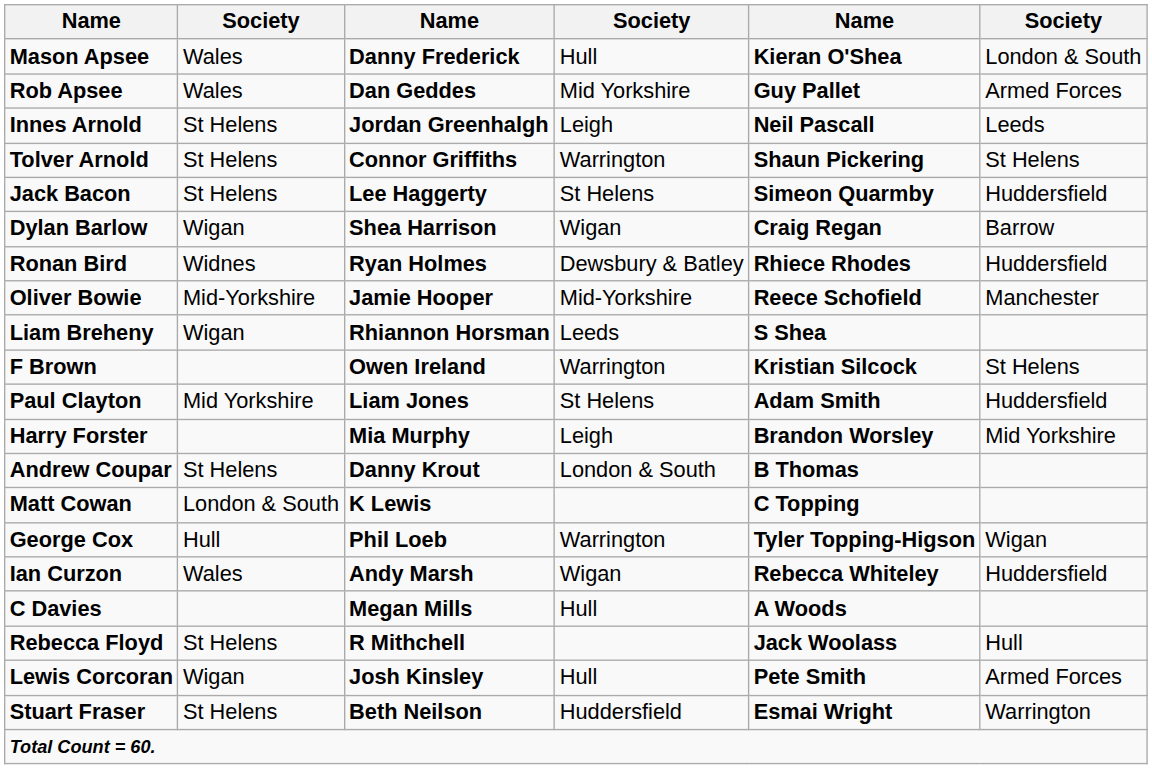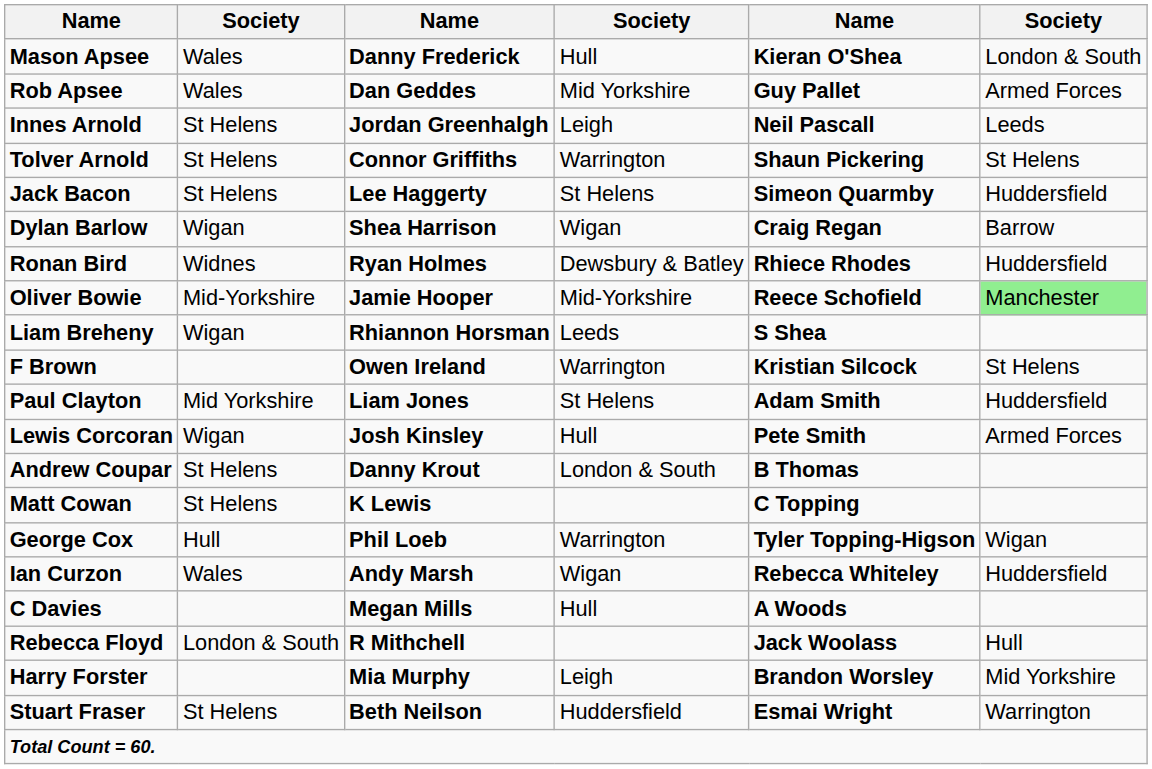(1042, 297) no background -> (1042, 297) lightgreen background
rows swapped: (91, 677) <-> (79, 435)
(261, 504) London & South -> (230, 504) St Helens
(230, 642) St Helens -> (261, 642) London & South
